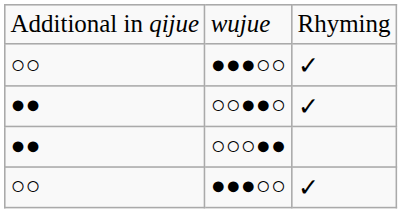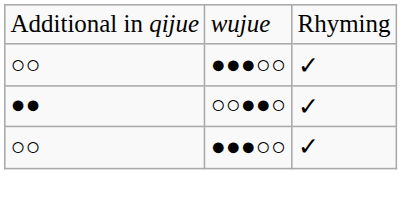- row: (26, 146)
